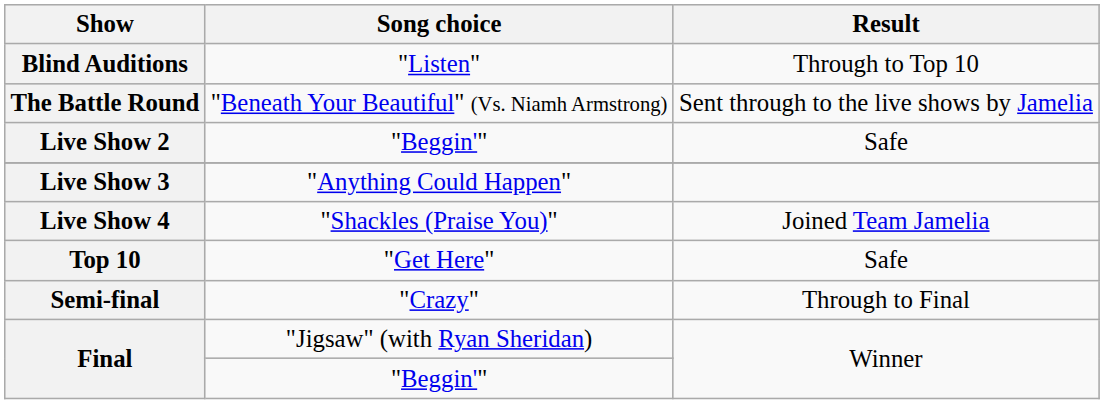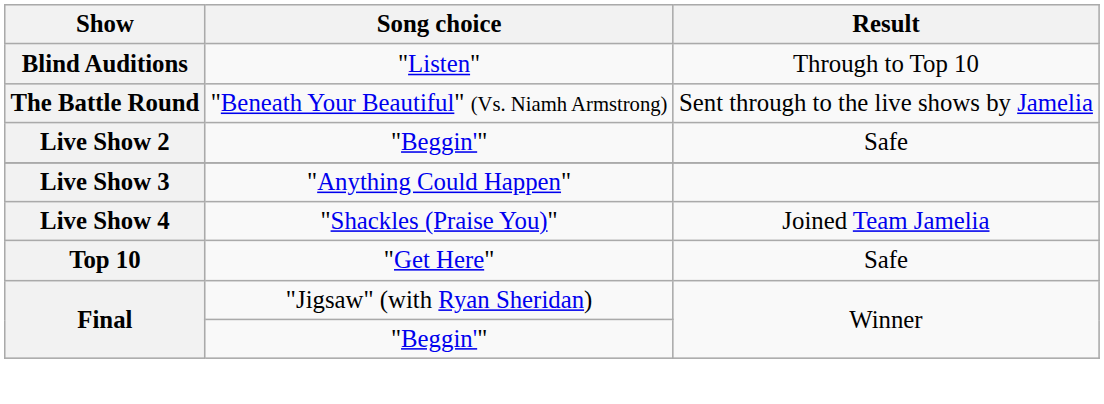- row: (105, 299)
